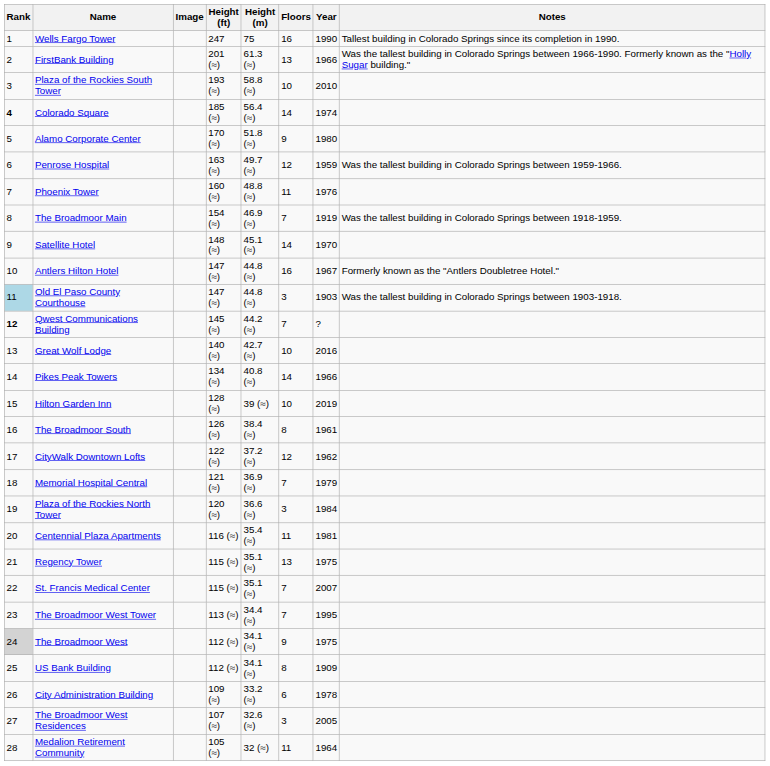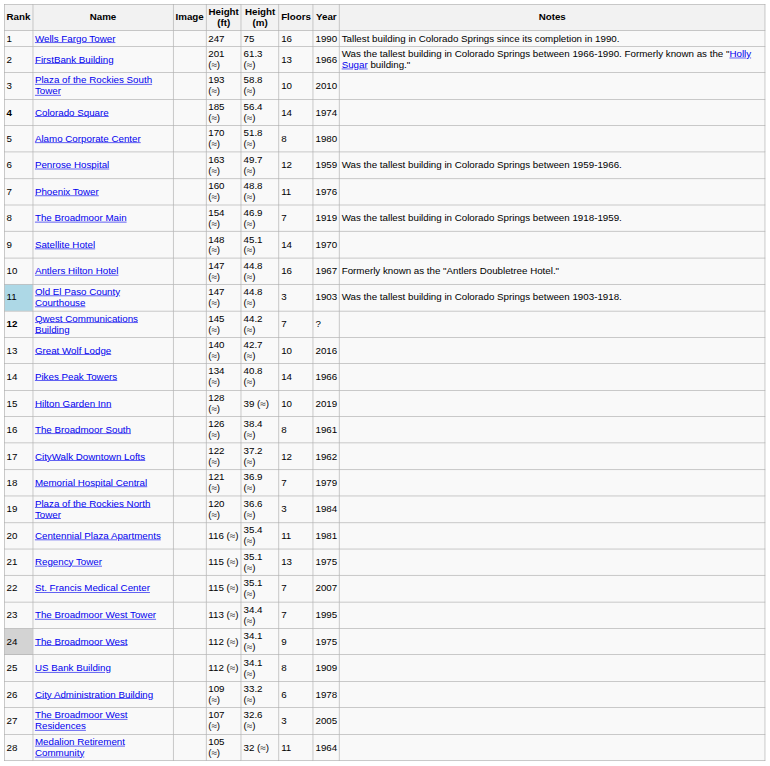(284, 139) 9 -> (284, 139) 8
